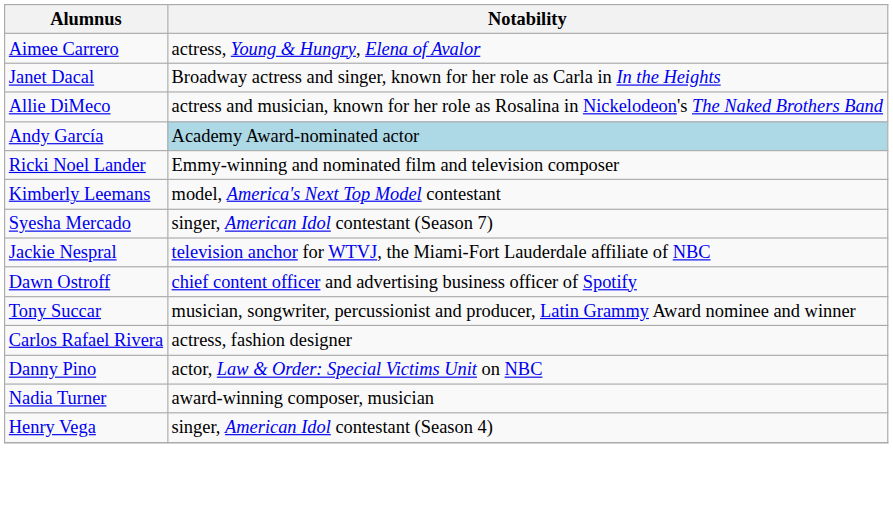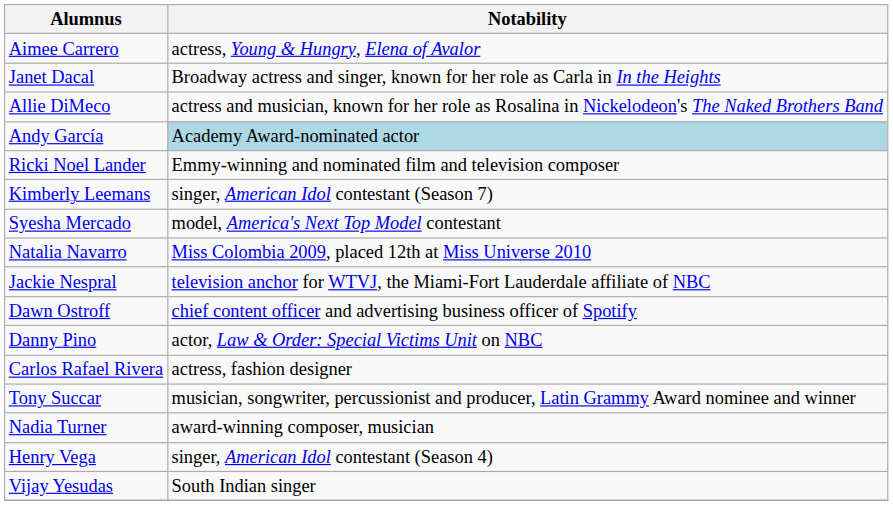(336, 194) model, America's Next Top Model contestant -> (332, 194) singer, American Idol contestant (Season 7)
(332, 223) singer, American Idol contestant (Season 7) -> (336, 223) model, America's Next Top Model contestant
+ row: (68, 252)
rows swapped: (53, 369) <-> (55, 310)
+ row: (61, 485)
